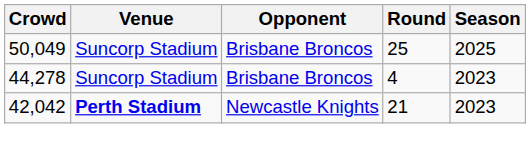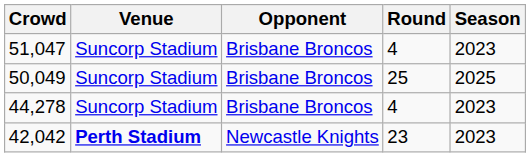+ row: (37, 48)
(398, 107) 21 -> (398, 136) 23
